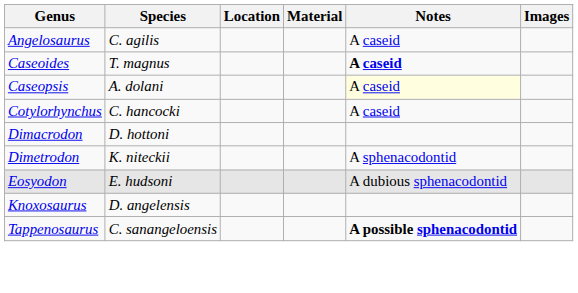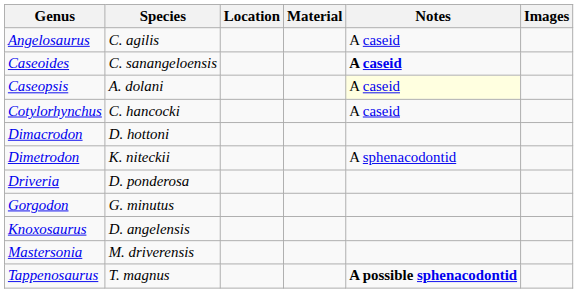(139, 63) T. magnus -> (163, 63) C. sanangeloensis
+ row: (34, 181)
- row: (37, 181)
+ row: (38, 205)
+ row: (45, 252)
(163, 228) C. sanangeloensis -> (139, 275) T. magnus
